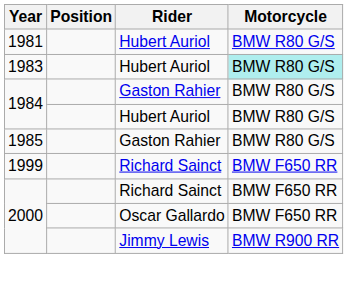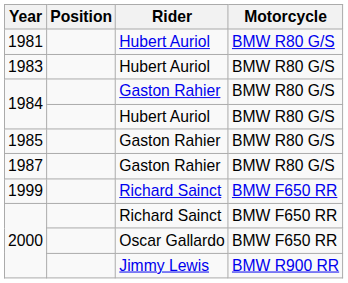(283, 66) paleturquoise background -> (283, 66) no background
+ row: (26, 166)
